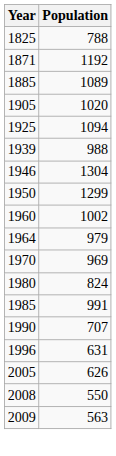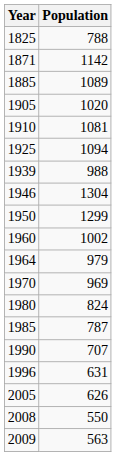(94, 60) 1192 -> (94, 60) 1142
+ row: (22, 127)
(98, 305) 991 -> (98, 328) 787
